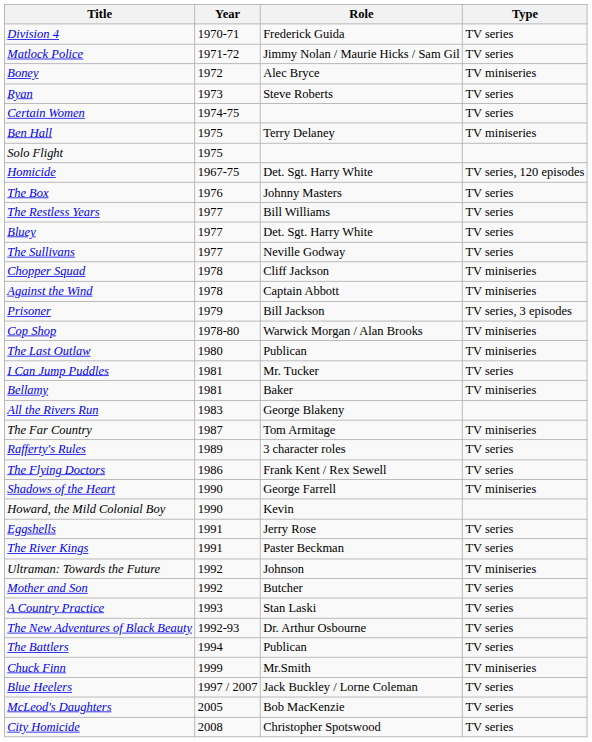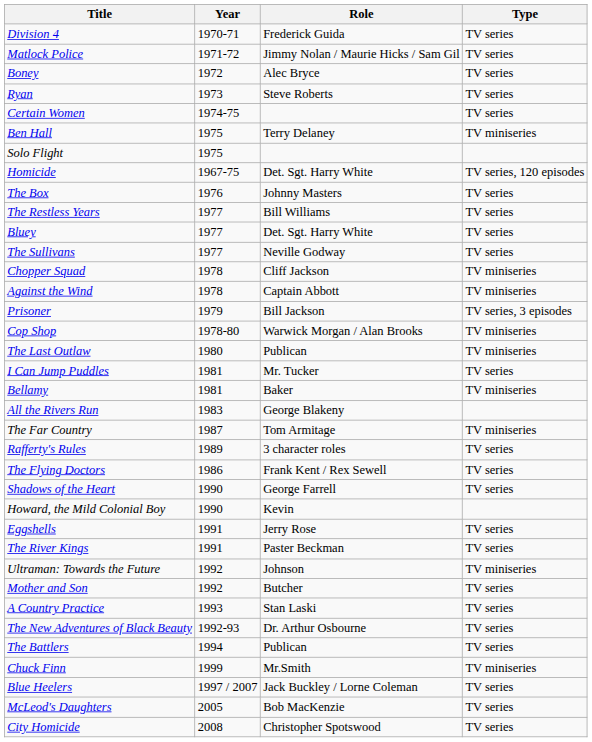(501, 73) TV miniseries -> (489, 73) TV series
(501, 489) TV miniseries -> (489, 489) TV series
